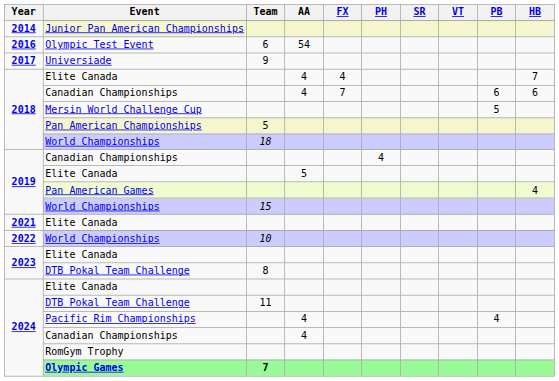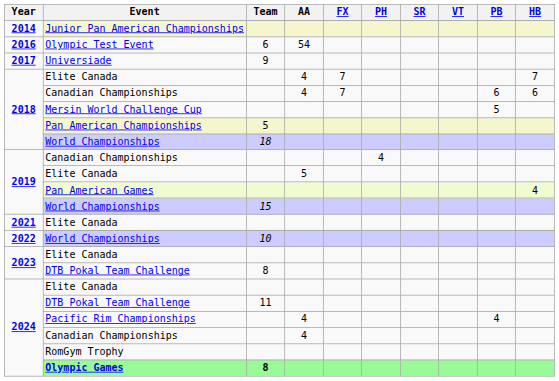(343, 77) 4 -> (343, 77) 7
(266, 368) 7 -> (266, 368) 8
